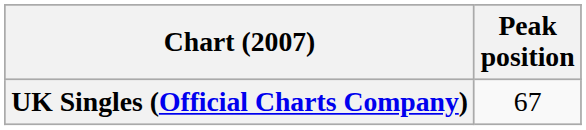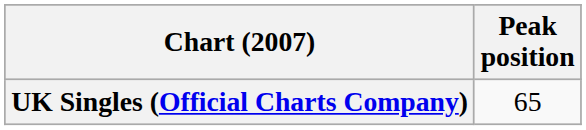(528, 101) 67 -> (528, 101) 65
